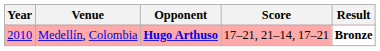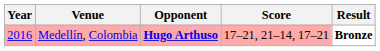(20, 35) 2010 -> (20, 35) 2016
